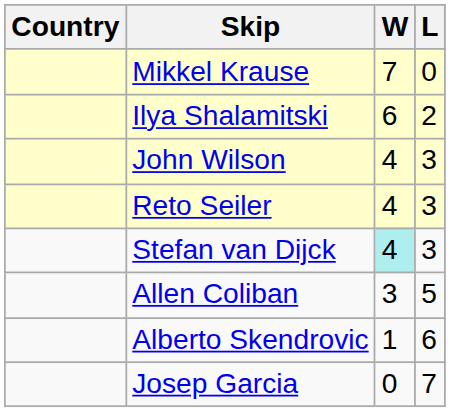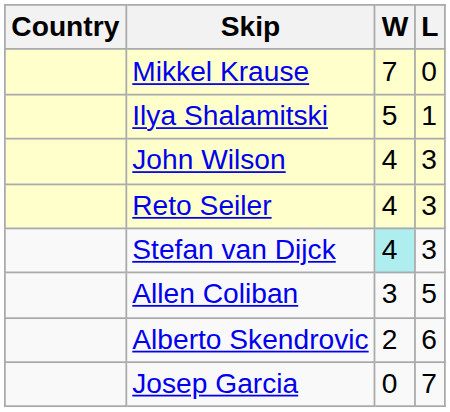(389, 116) 6 -> (389, 116) 5
(429, 116) 2 -> (429, 116) 1
(389, 339) 1 -> (389, 339) 2
